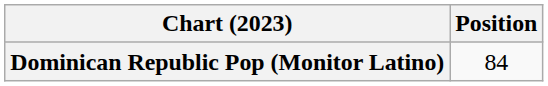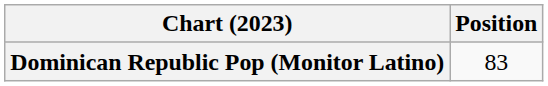(496, 61) 84 -> (496, 61) 83
